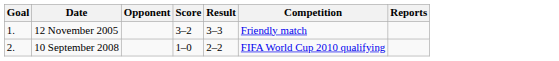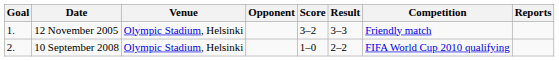+ column: (184, 13)
